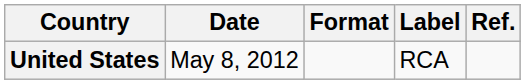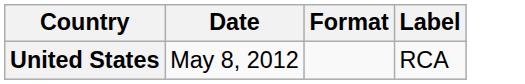- column: (493, 23)
